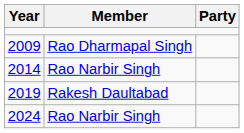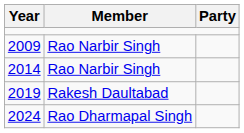(120, 46) Rao Dharmapal Singh -> (104, 46) Rao Narbir Singh
(104, 116) Rao Narbir Singh -> (120, 116) Rao Dharmapal Singh
